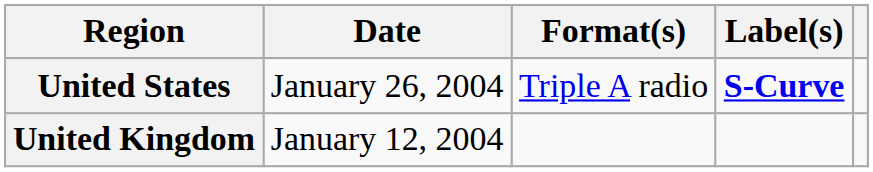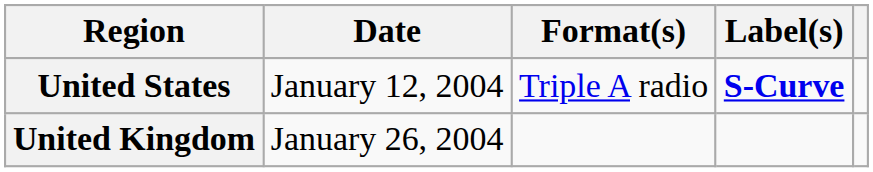(387, 85) January 26, 2004 -> (387, 85) January 12, 2004
(387, 138) January 12, 2004 -> (387, 138) January 26, 2004
